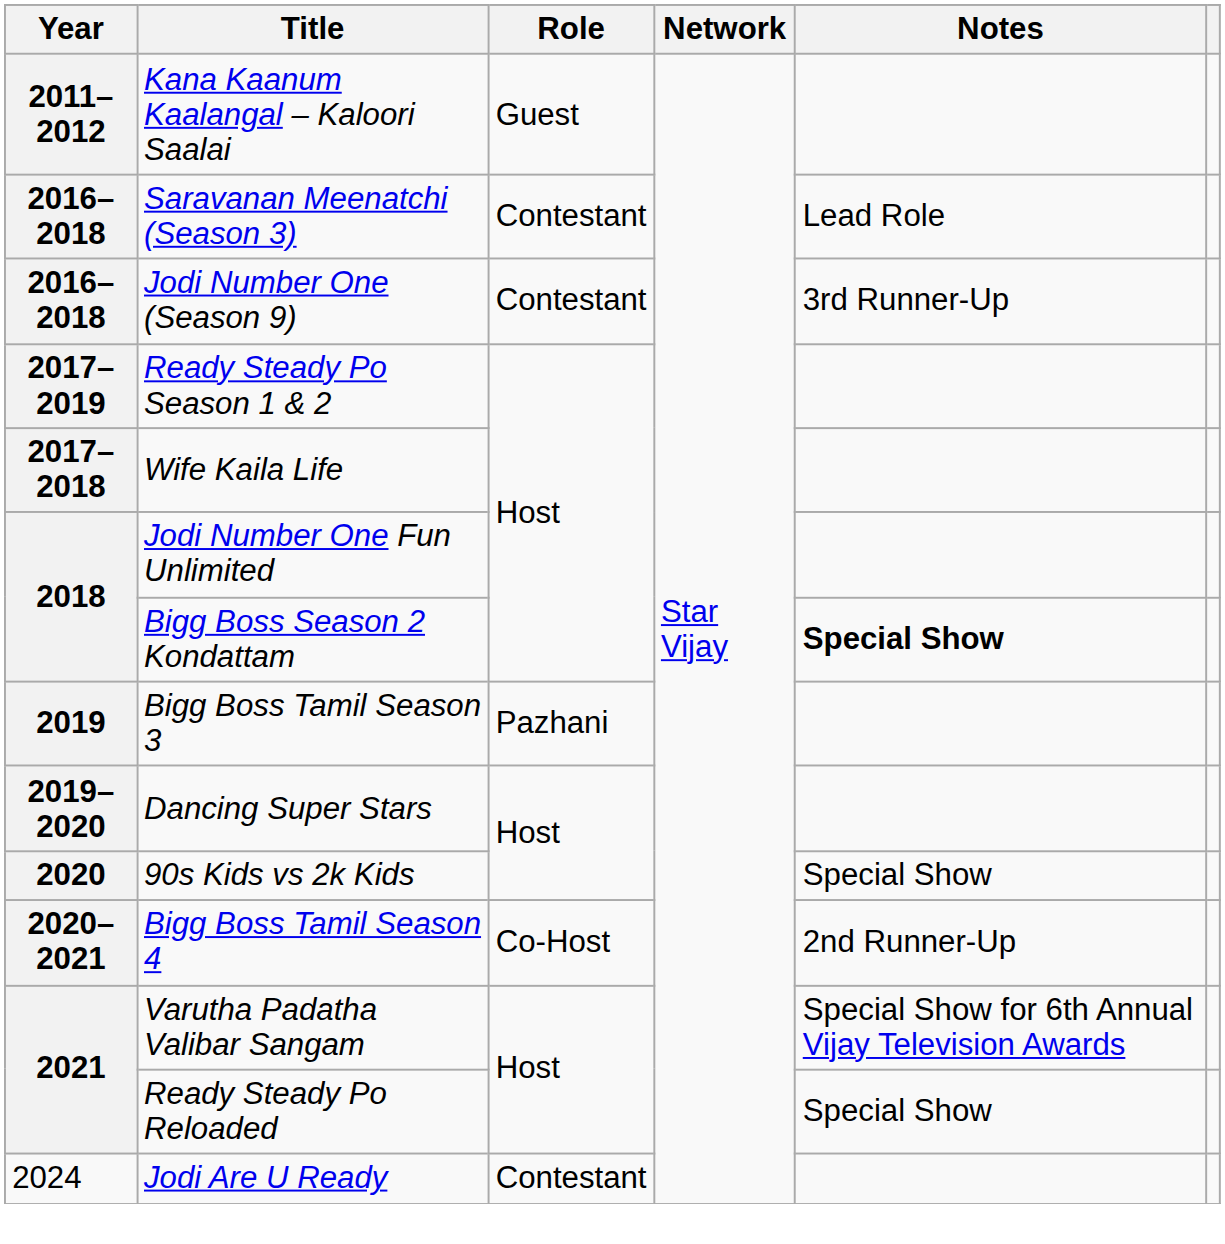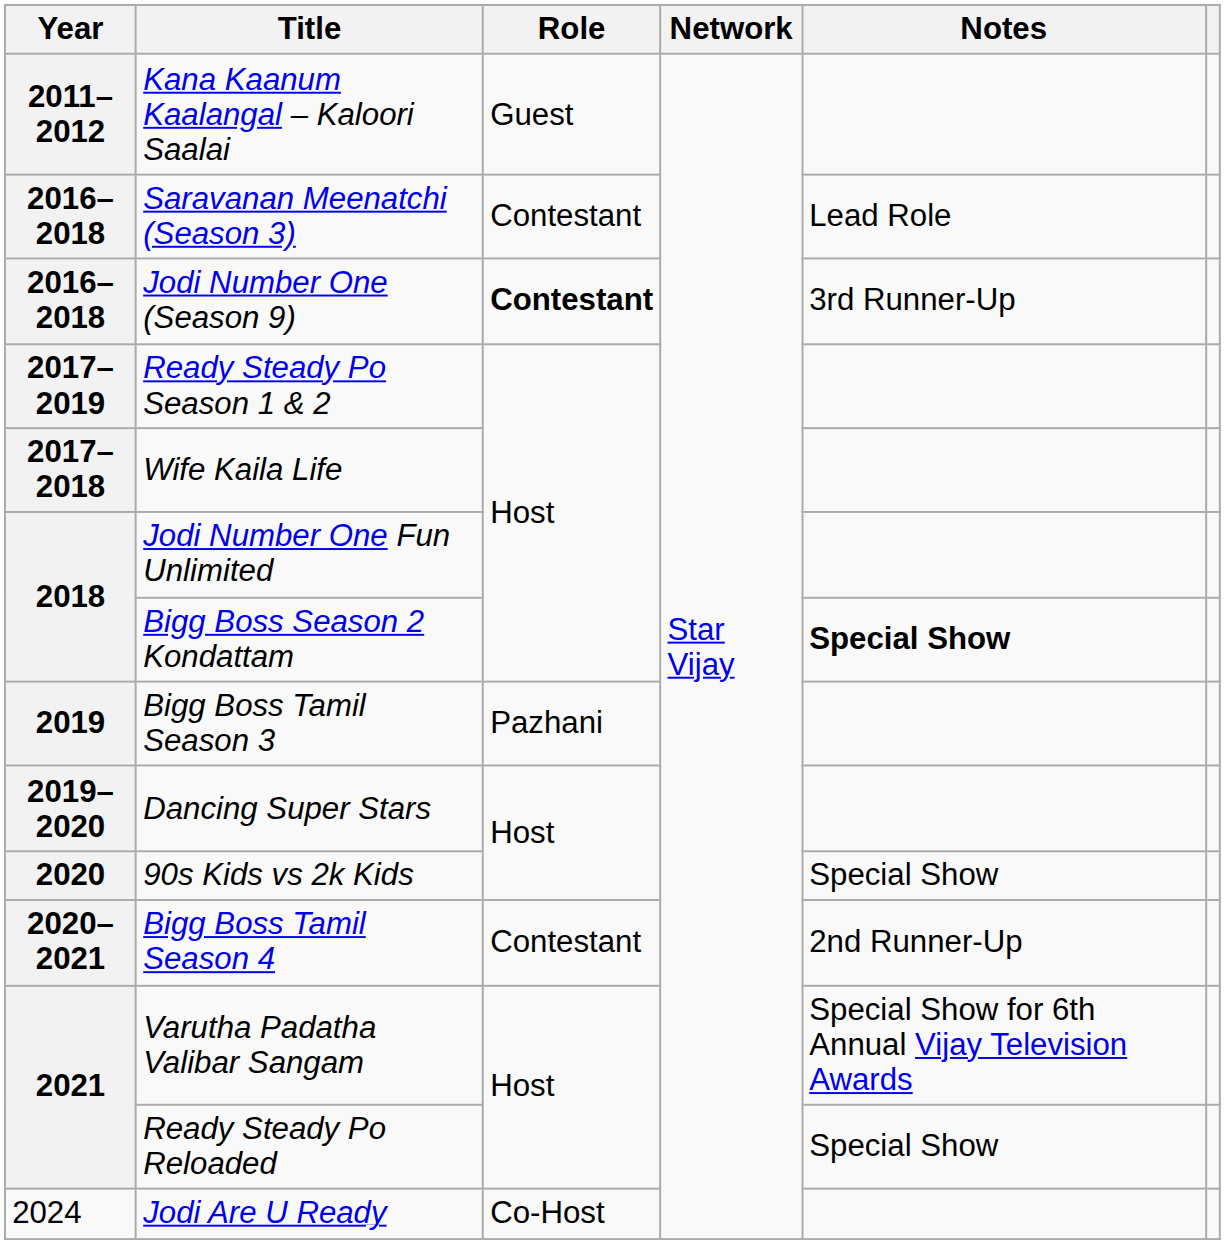(571, 300) normal -> (572, 300) bold
(553, 942) Co-Host -> (566, 942) Contestant
(571, 1178) Contestant -> (547, 1213) Co-Host
